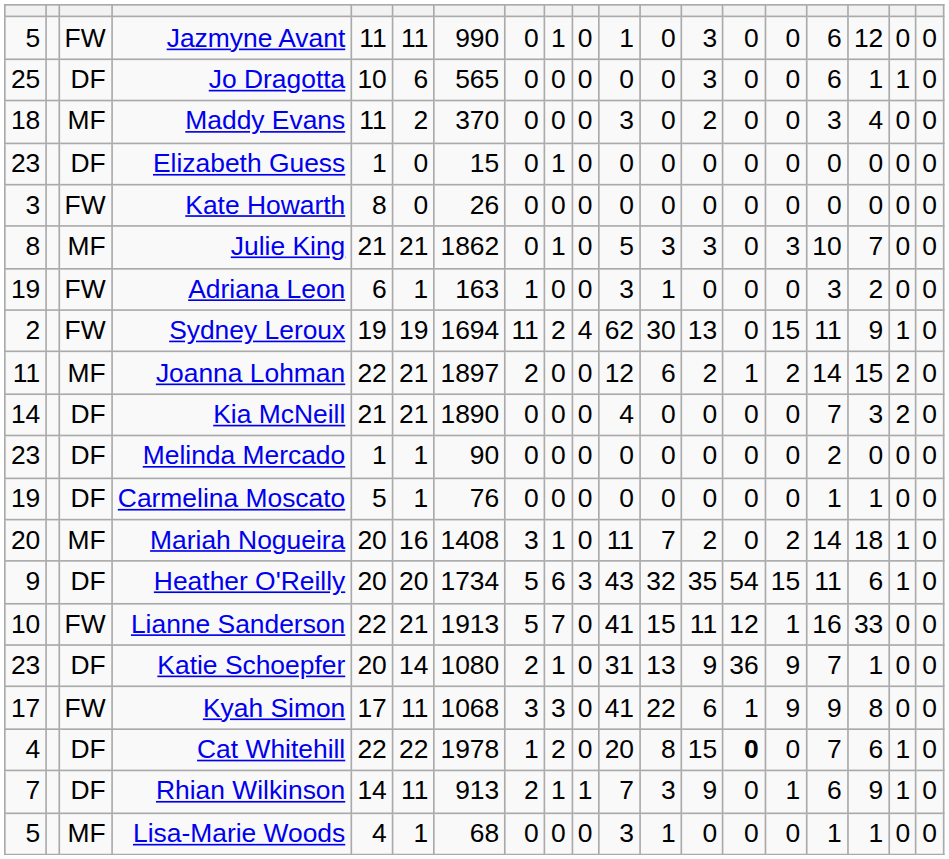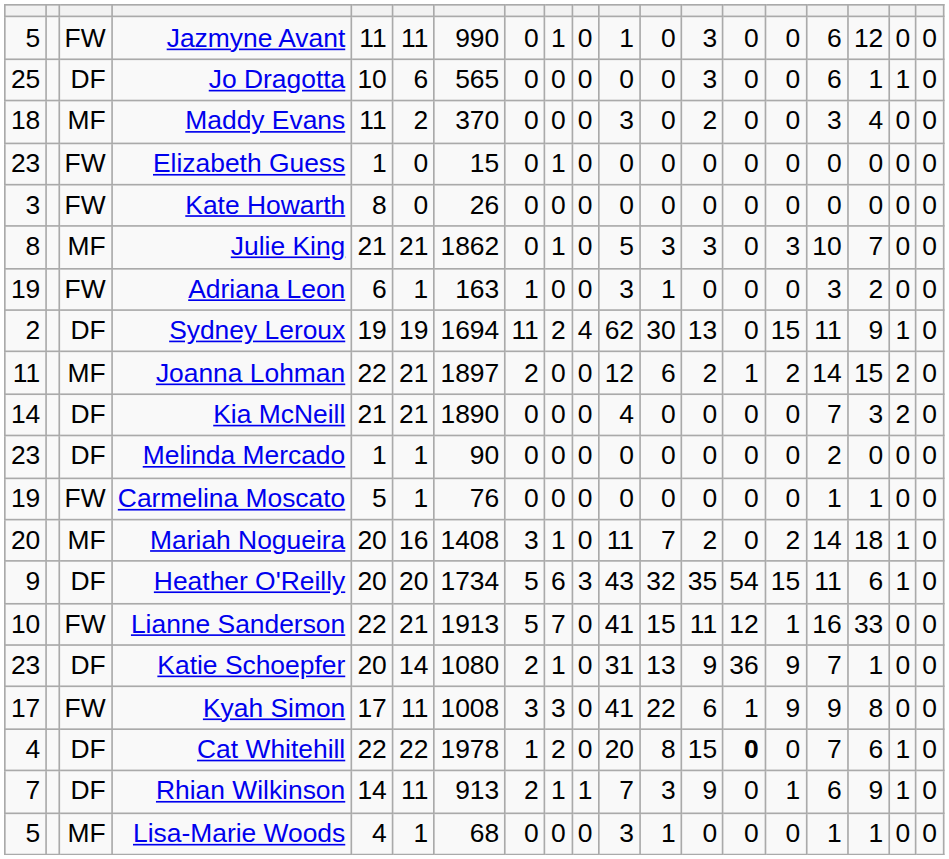(88, 163) DF -> (85, 163) FW
(85, 330) FW -> (88, 330) DF
(88, 498) DF -> (85, 498) FW
(470, 707) 1068 -> (470, 707) 1008
